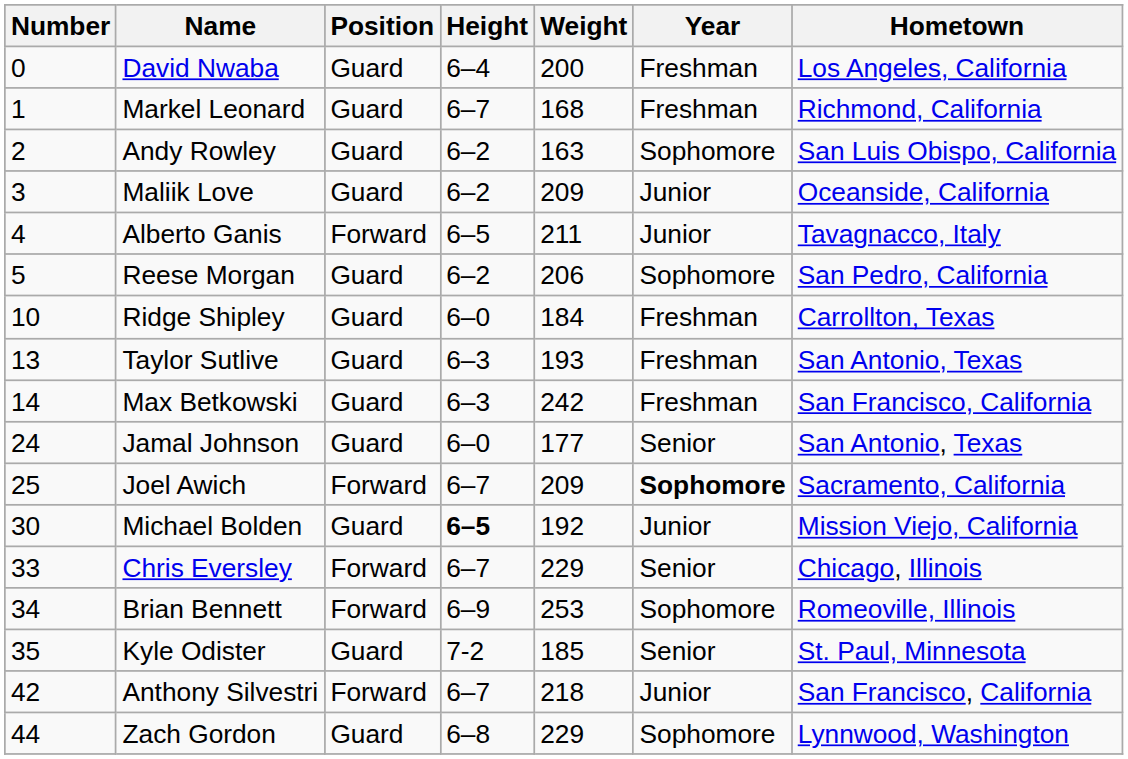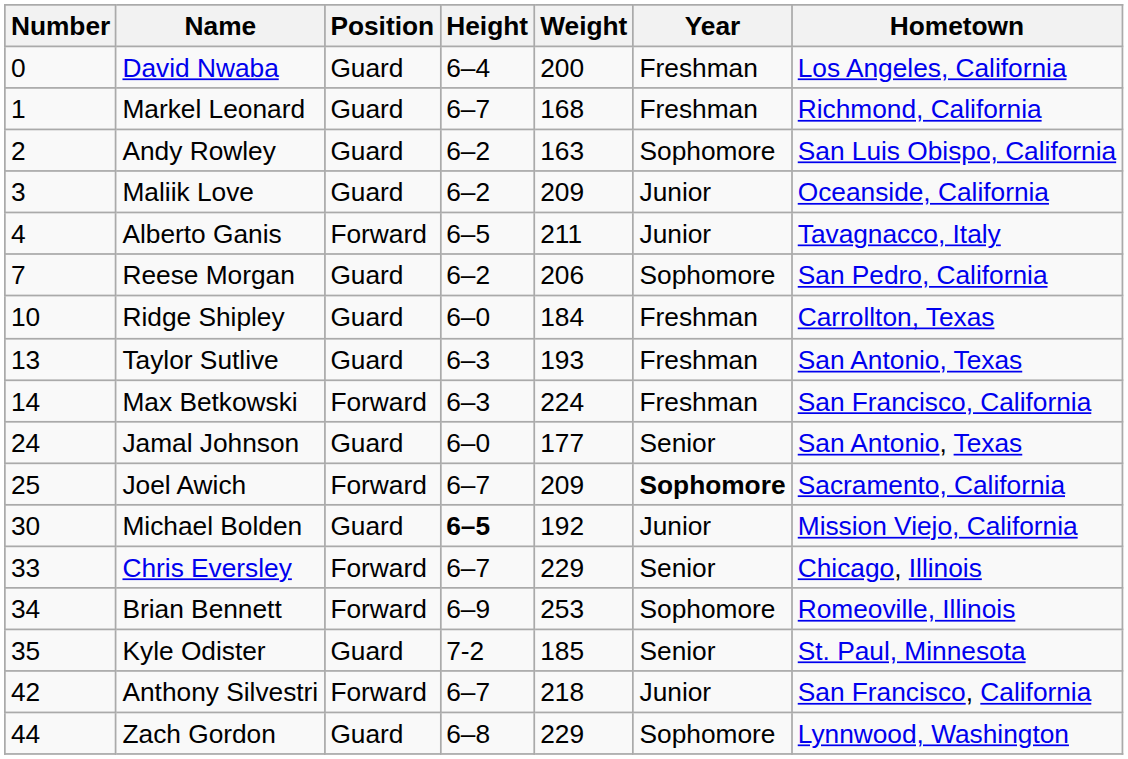(18, 276) 5 -> (18, 276) 7
(367, 401) Guard -> (379, 401) Forward
(562, 401) 242 -> (562, 401) 224
